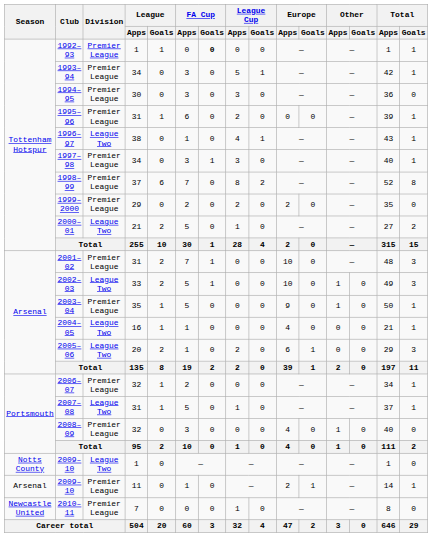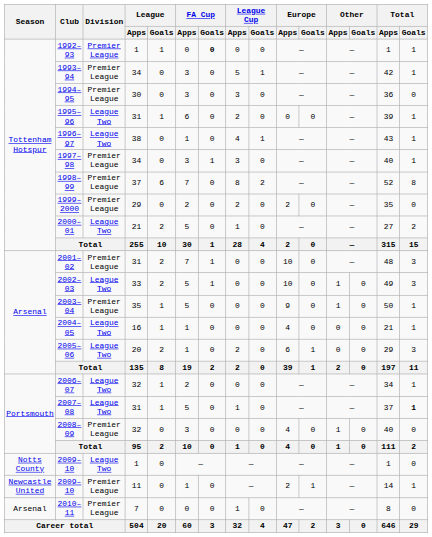(104, 117) Premier League -> (104, 117) League Two
(104, 385) Premier League -> (104, 385) League Two
(414, 407) normal -> (414, 407) bold
(30, 486) Arsenal -> (30, 486) Newcastle United
(30, 509) Newcastle United -> (30, 509) Arsenal
